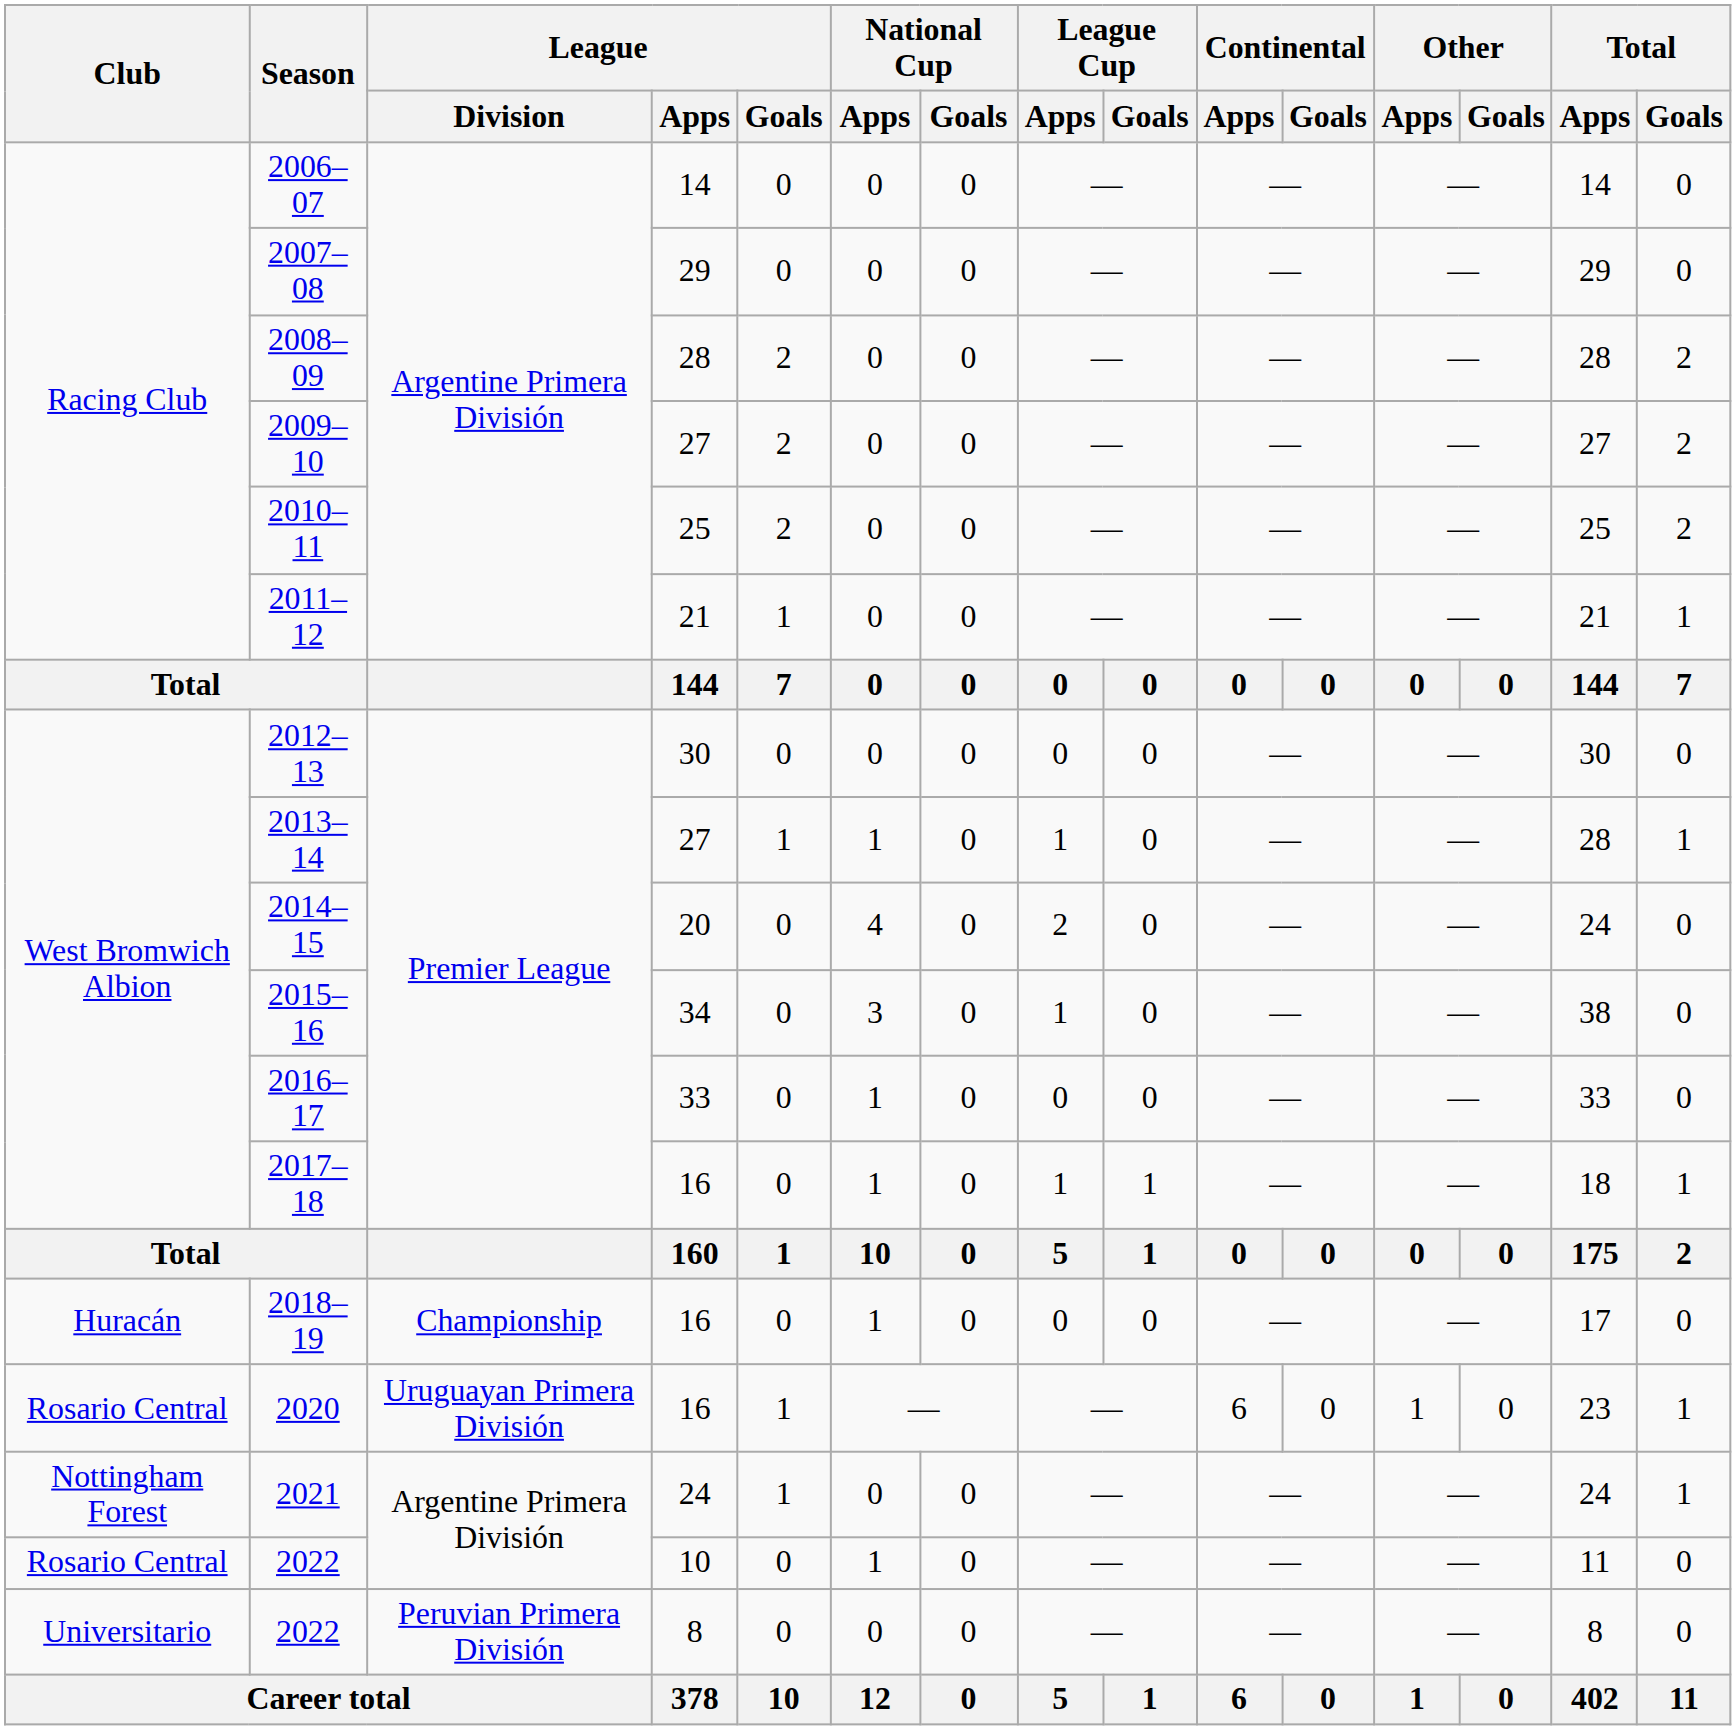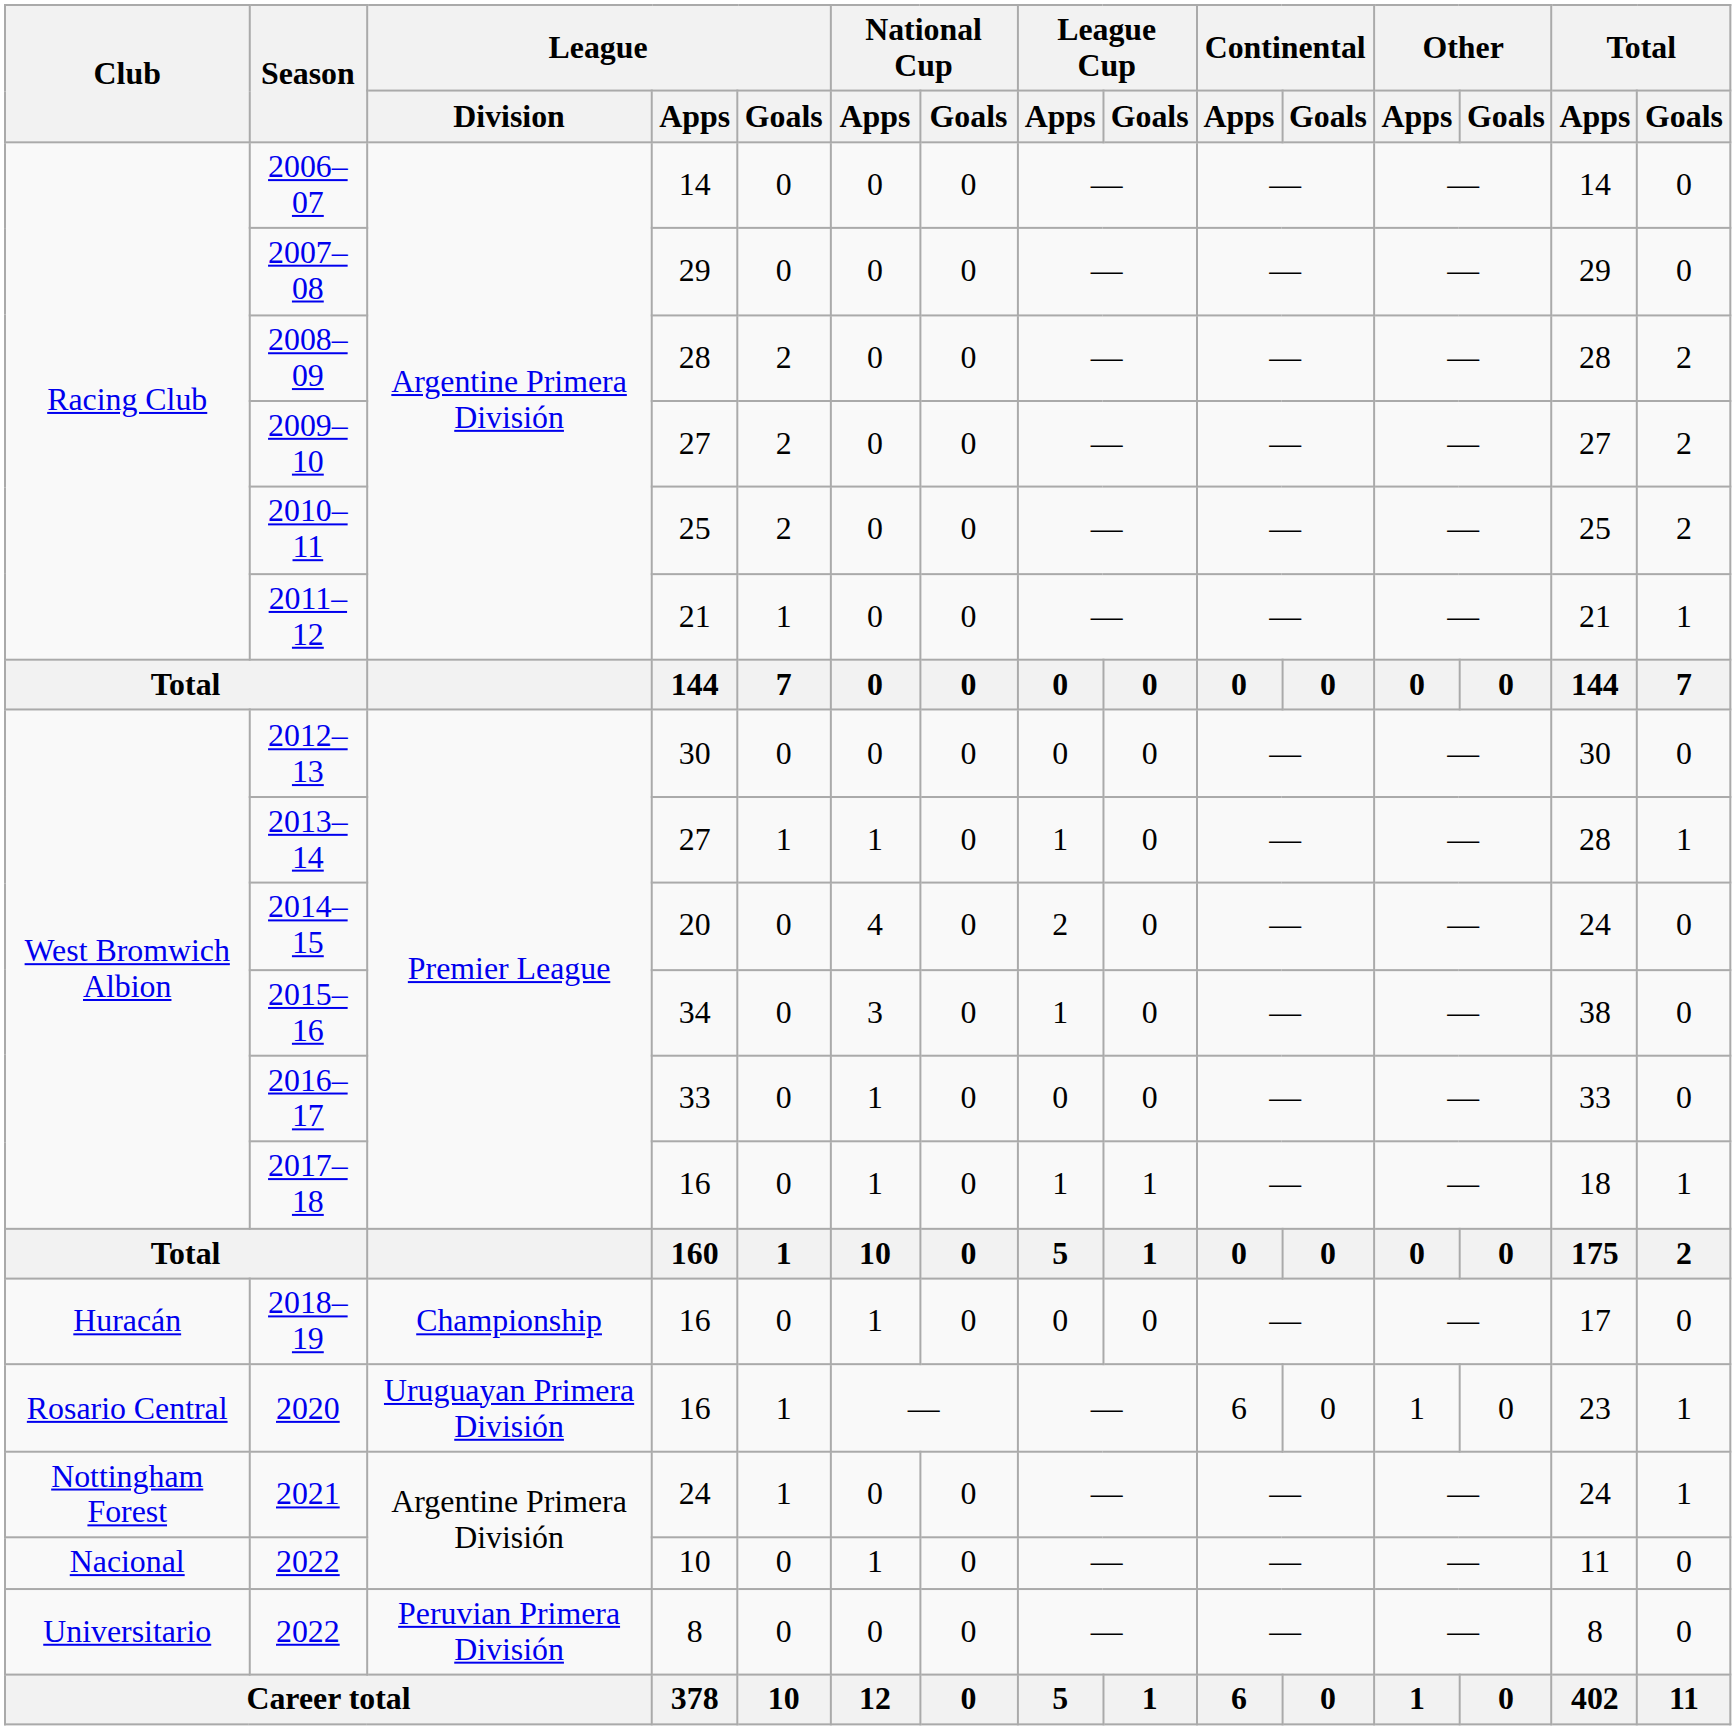(127, 1562) Rosario Central -> (127, 1562) Nacional
